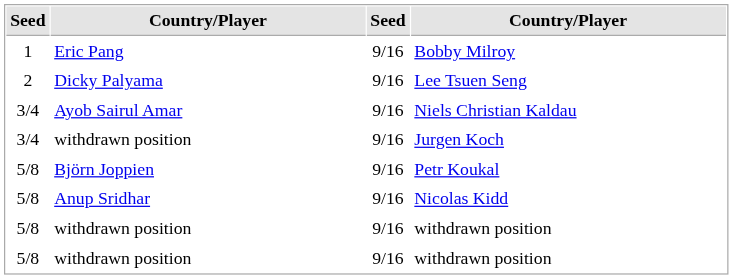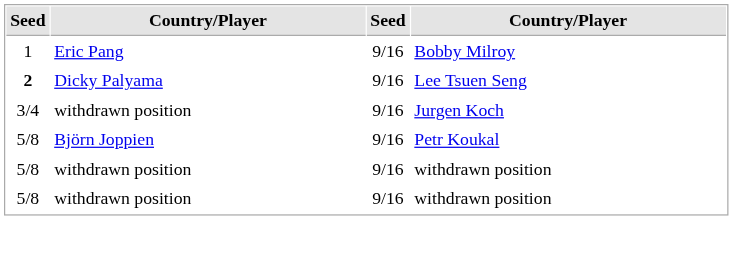(28, 80) normal -> (28, 80) bold
- row: (118, 110)
- row: (102, 198)
